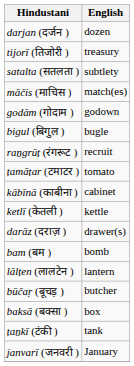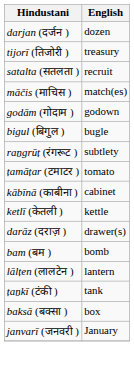(101, 71) subtlety -> (98, 71) recruit
(98, 151) recruit -> (101, 151) subtlety
- row: (35, 292)
rows swapped: (32, 332) <-> (37, 312)
